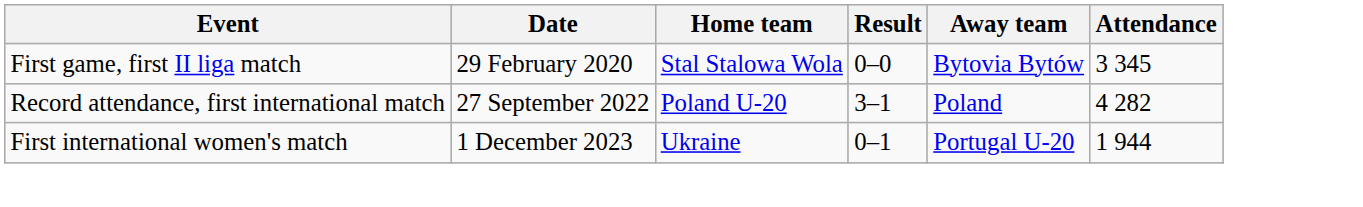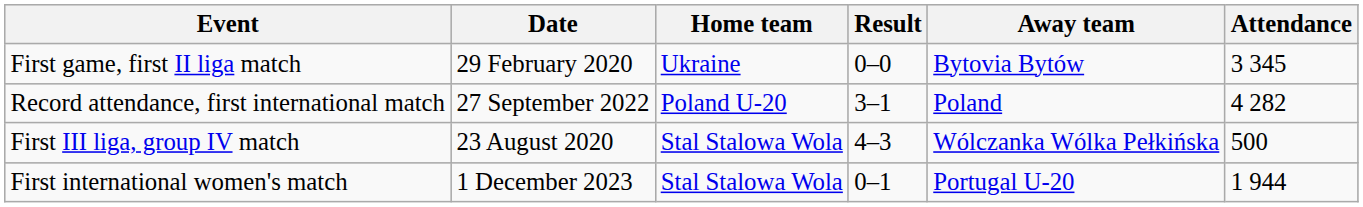(752, 63) Stal Stalowa Wola -> (701, 63) Ukraine
+ row: (155, 142)
(701, 142) Ukraine -> (752, 181) Stal Stalowa Wola
